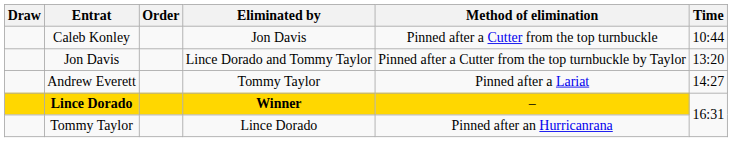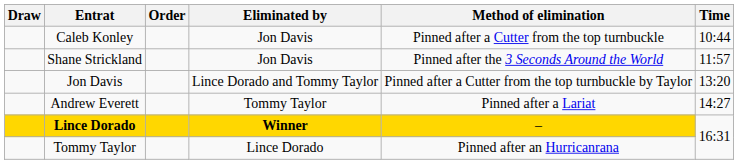+ row: (95, 59)
